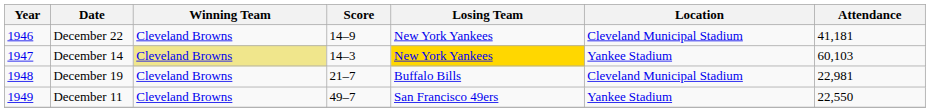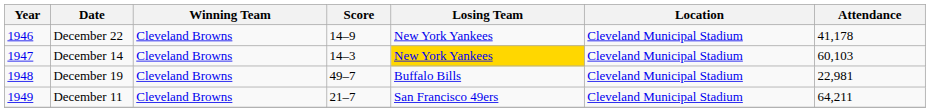(835, 35) 41,181 -> (835, 35) 41,178
(184, 55) khaki background -> (184, 55) no background
(630, 55) Yankee Stadium -> (665, 55) Cleveland Municipal Stadium
(343, 76) 21–7 -> (343, 76) 49–7
(343, 96) 49–7 -> (343, 96) 21–7
(630, 96) Yankee Stadium -> (665, 96) Cleveland Municipal Stadium
(835, 96) 22,550 -> (835, 96) 64,211
